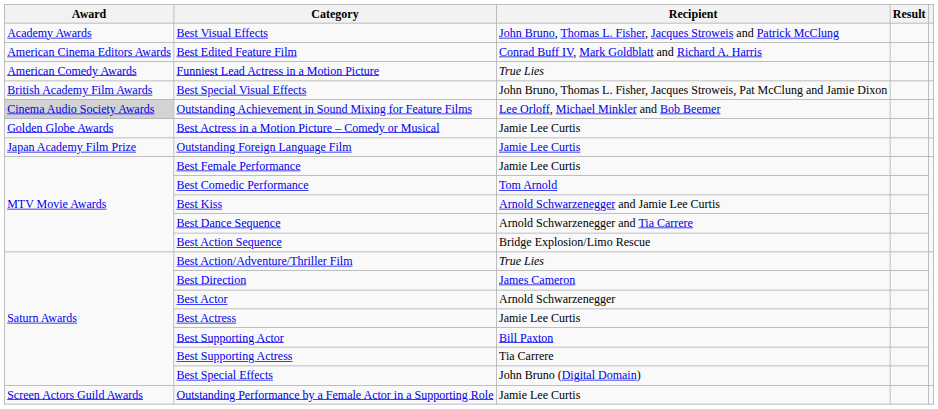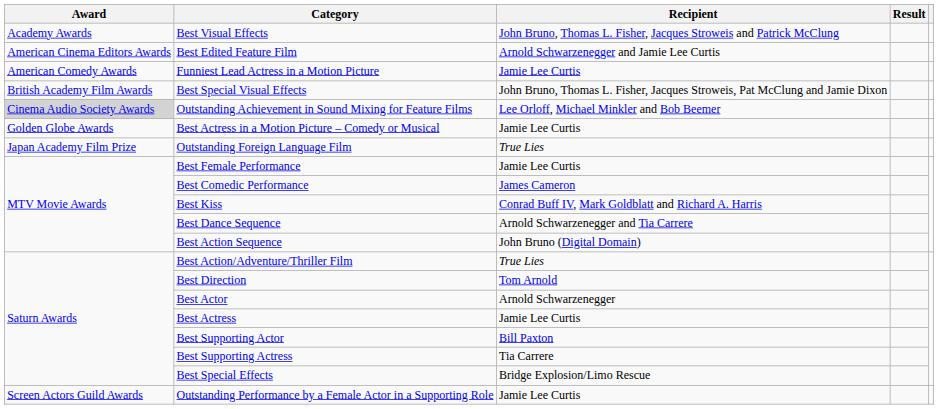(630, 52) Conrad Buff IV, Mark Goldblatt and Richard A. Harris -> (609, 52) Arnold Schwarzenegger and Jamie Lee Curtis
(522, 71) True Lies -> (540, 71) Jamie Lee Curtis
(540, 147) Jamie Lee Curtis -> (522, 147) True Lies
(528, 185) Tom Arnold -> (537, 185) James Cameron
(609, 204) Arnold Schwarzenegger and Jamie Lee Curtis -> (630, 204) Conrad Buff IV, Mark Goldblatt and Richard A. Harris
(575, 242) Bridge Explosion/Limo Rescue -> (570, 242) John Bruno (Digital Domain)
(537, 280) James Cameron -> (528, 280) Tom Arnold
(570, 375) John Bruno (Digital Domain) -> (575, 375) Bridge Explosion/Limo Rescue
